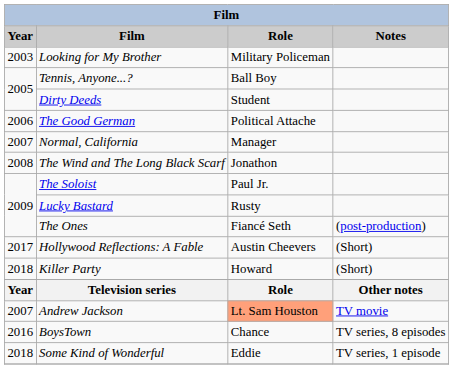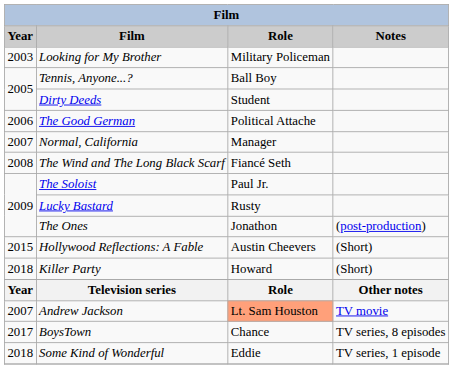(254, 163) Jonathon -> (261, 163) Fiancé Seth
(261, 226) Fiancé Seth -> (254, 226) Jonathon
(20, 247) 2017 -> (20, 247) 2015
(20, 332) 2016 -> (20, 332) 2017
